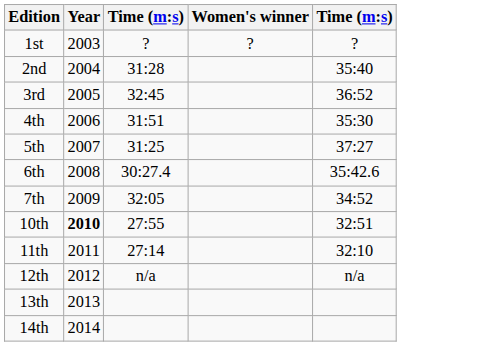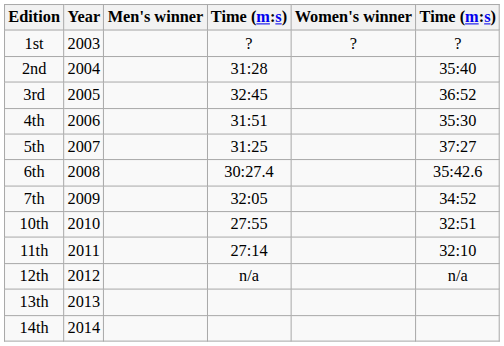+ column: (155, 17)
(84, 224) bold -> (84, 224) normal
